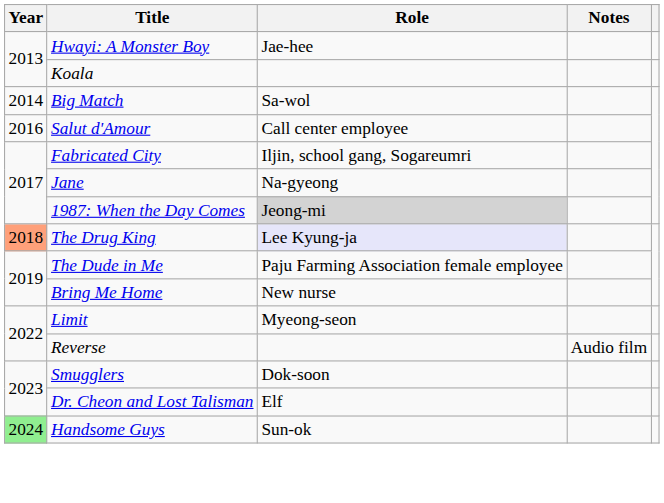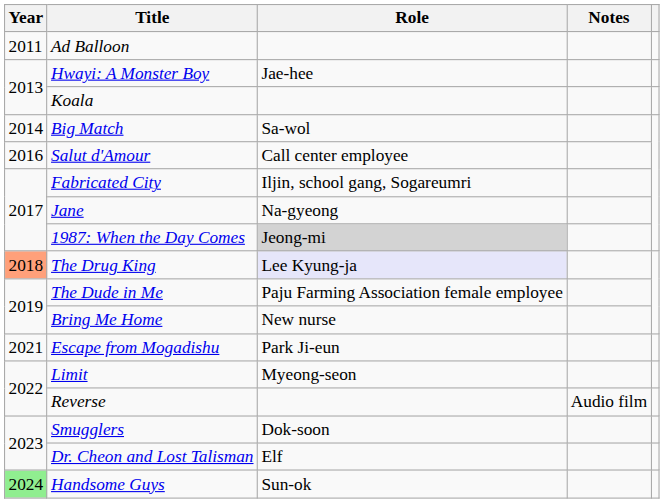+ row: (90, 45)
+ row: (135, 347)
